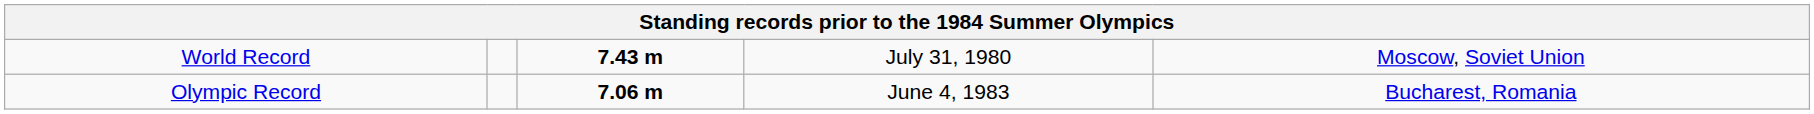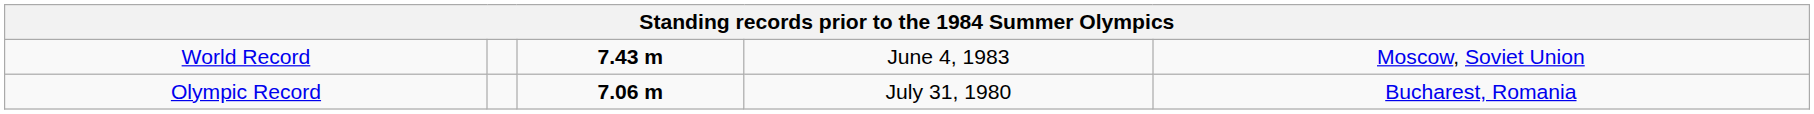(948, 56) July 31, 1980 -> (948, 56) June 4, 1983
(948, 91) June 4, 1983 -> (948, 91) July 31, 1980
